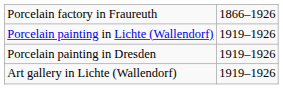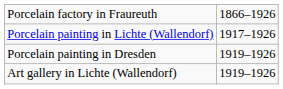(247, 34) 1919–1926 -> (247, 34) 1917–1926
